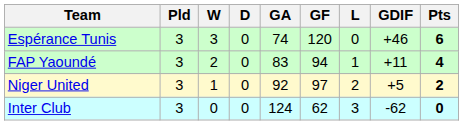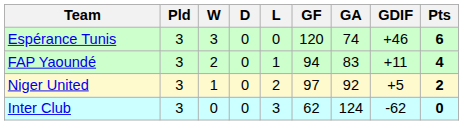columns swapped: (355, 16) <-> (280, 16)
